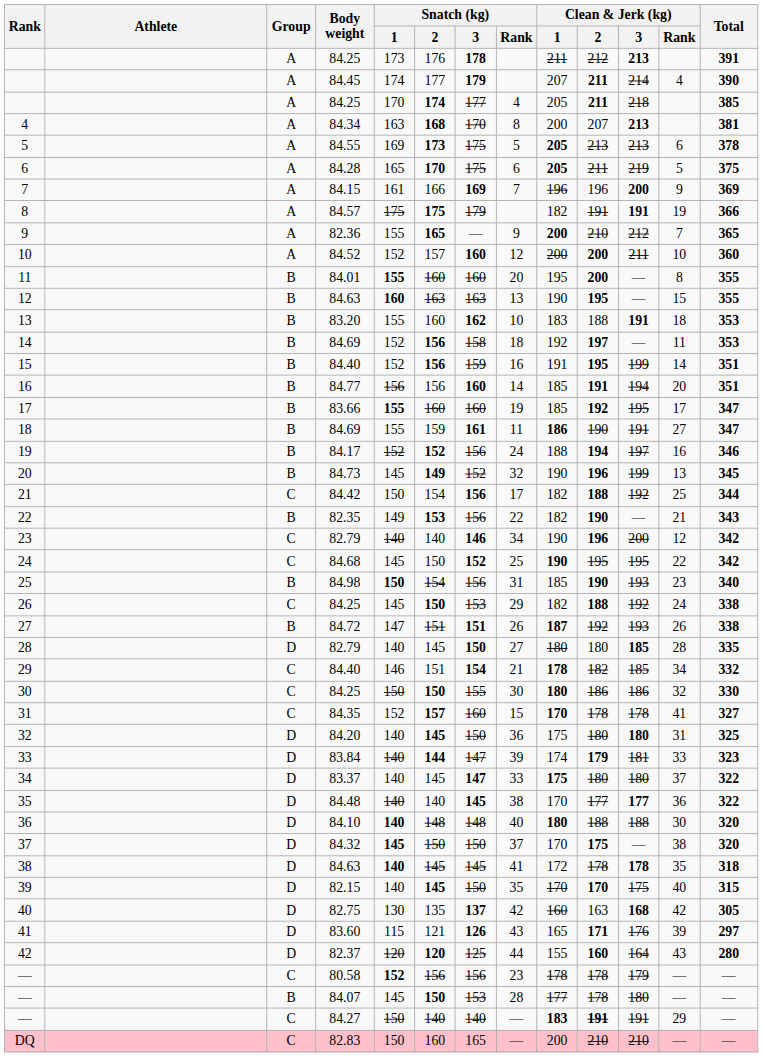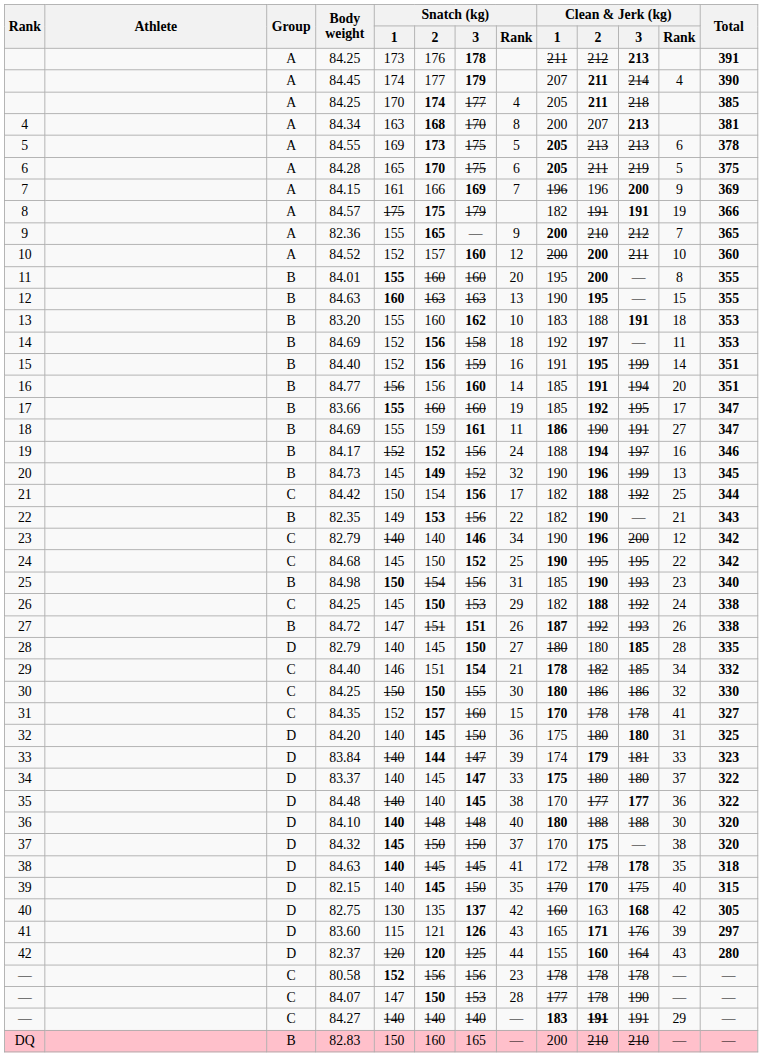(639, 975) 179 -> (639, 975) 178
(291, 997) B -> (291, 997) C
(394, 997) 145 -> (394, 997) 147
(639, 997) 180 -> (639, 997) 190
(394, 1019) 150 -> (394, 1019) 140
(291, 1041) C -> (291, 1041) B
